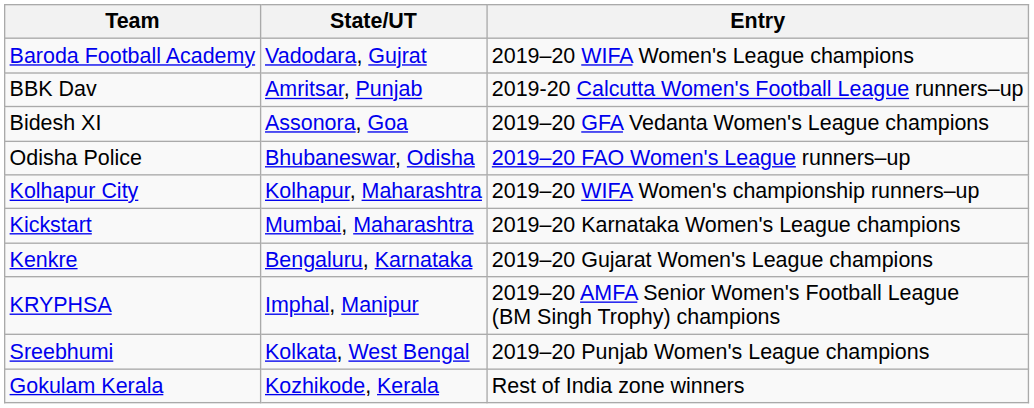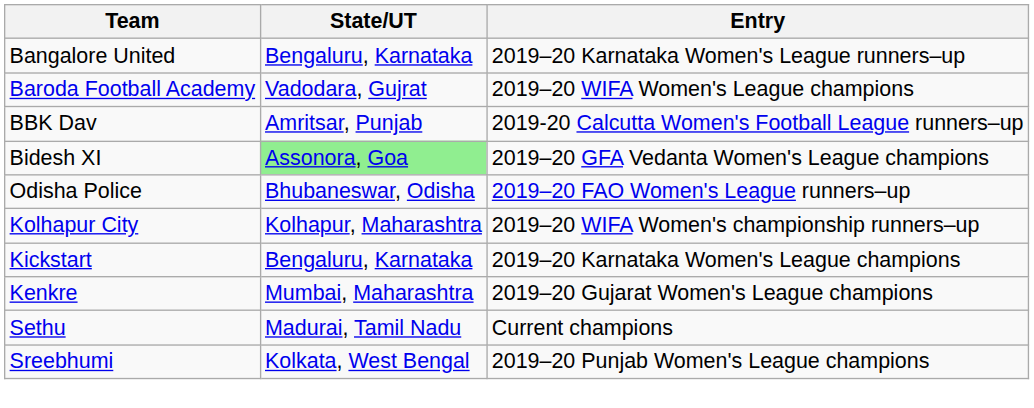+ row: (92, 55)
(337, 123) no background -> (337, 157) lightgreen background
(369, 225) Mumbai, Maharashtra -> (369, 259) Bengaluru, Karnataka
(369, 259) Bengaluru, Karnataka -> (369, 293) Mumbai, Maharashtra
- row: (61, 305)
+ row: (38, 327)
- row: (86, 385)
